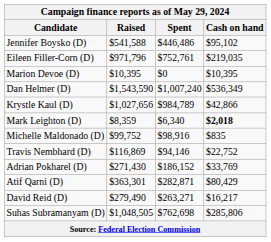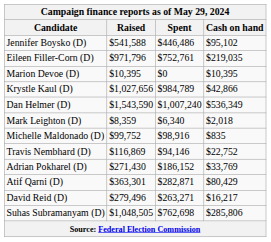rows swapped: (39, 89) <-> (40, 105)
(219, 120) bold -> (219, 120) normal
(127, 197) $279,490 -> (127, 197) $279,496
